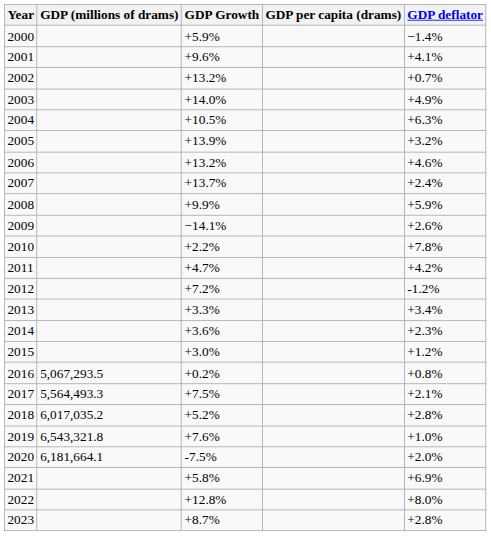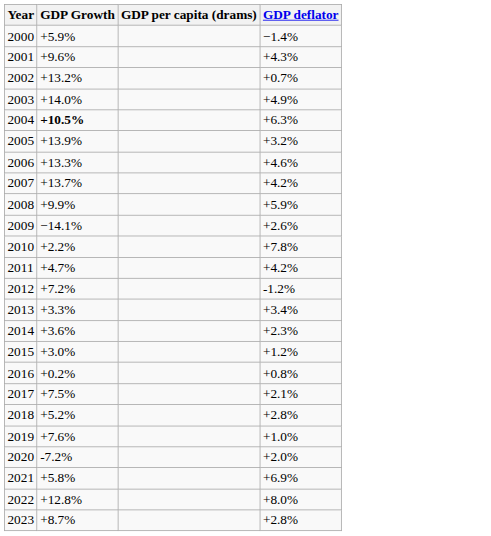- column: (109, 15)
(425, 57) +4.1% -> (280, 57) +4.3%
(206, 120) normal -> (62, 120) bold
(206, 162) +13.2% -> (61, 162) +13.3%
(425, 183) +2.4% -> (280, 183) +4.2%
(201, 457) -7.5% -> (56, 457) -7.2%
